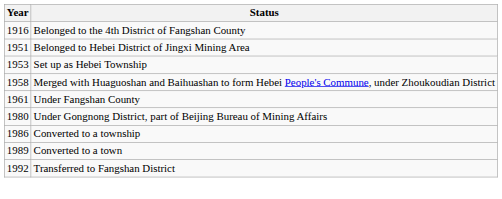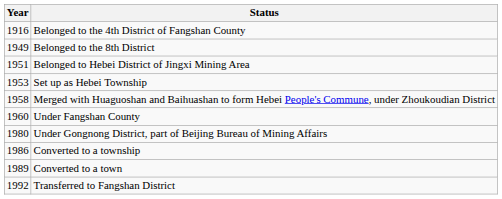+ row: (94, 47)
(18, 99) 1961 -> (18, 116) 1960
